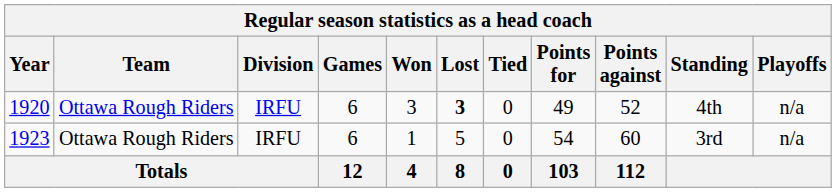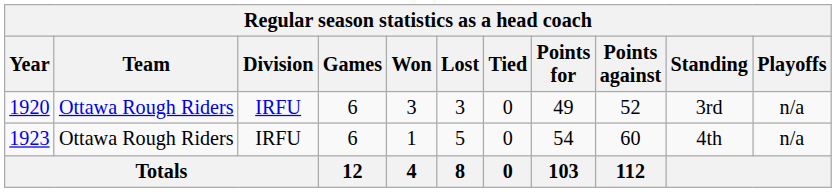(460, 107) bold -> (460, 107) normal
(709, 107) 4th -> (709, 107) 3rd
(709, 139) 3rd -> (709, 139) 4th
